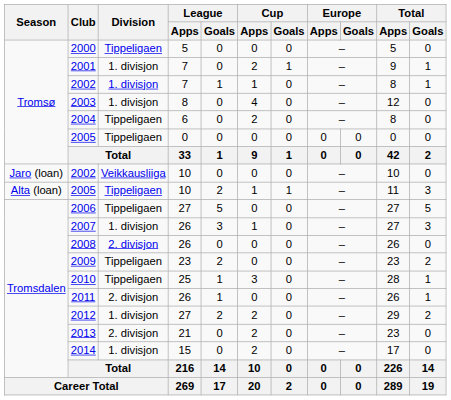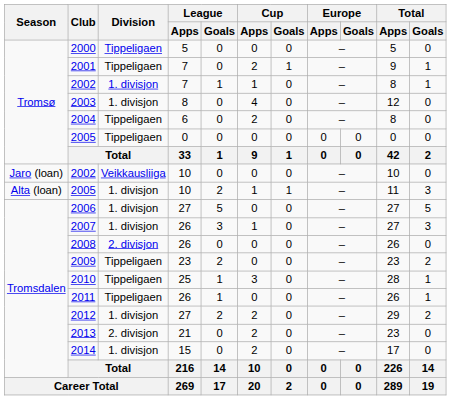(133, 66) 1. divisjon -> (133, 66) Tippeligaen
(133, 191) Tippeligaen -> (133, 191) 1. divisjon
(133, 208) Tippeligaen -> (133, 208) 1. divisjon
(133, 297) 2. divisjon -> (133, 297) Tippeligaen
